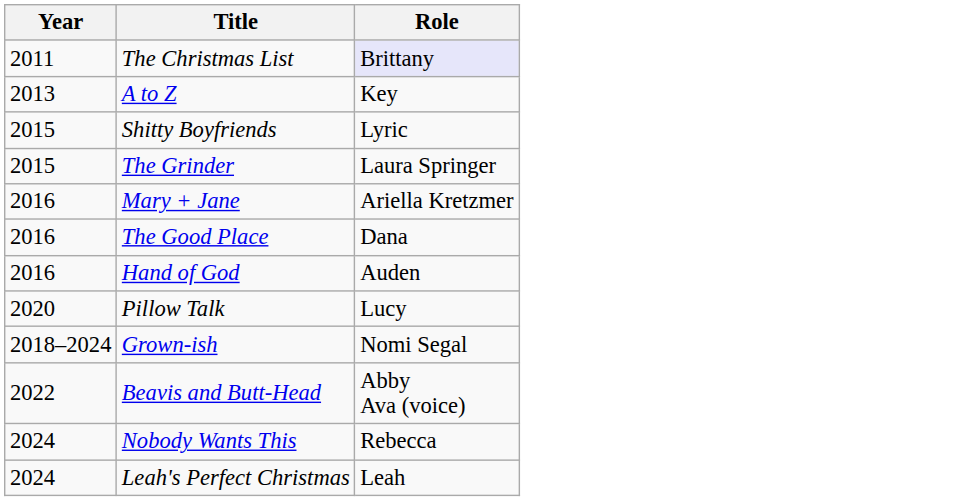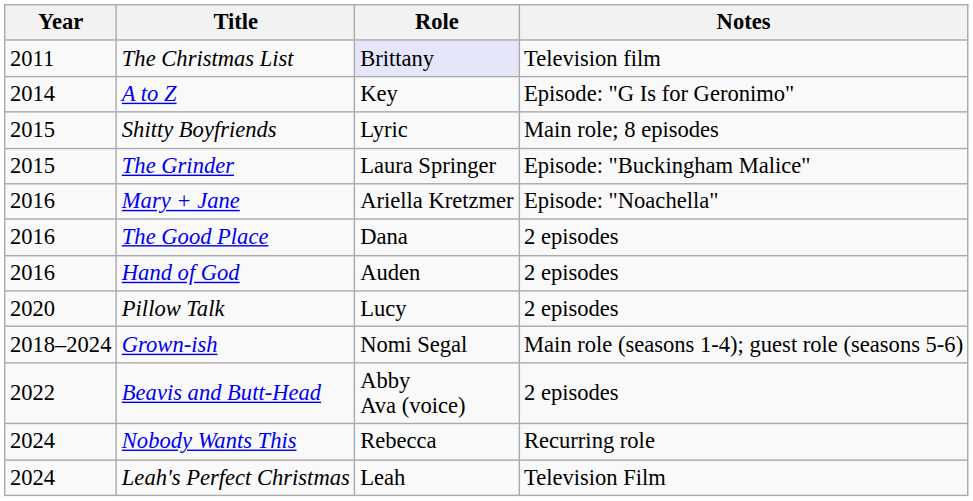+ column: (744, 22)
(32, 93) 2013 -> (32, 93) 2014
